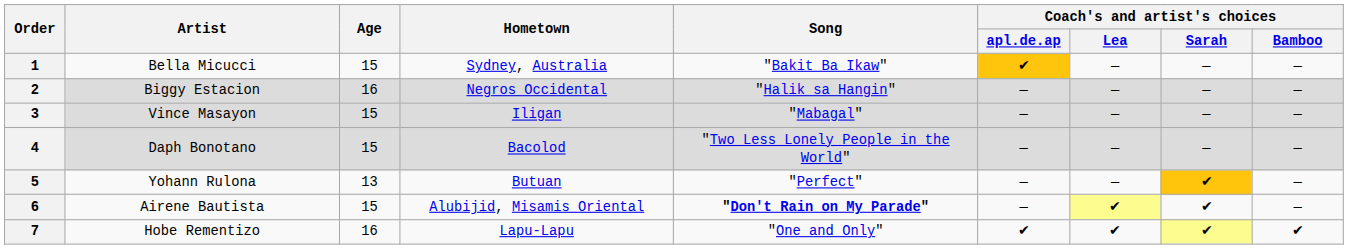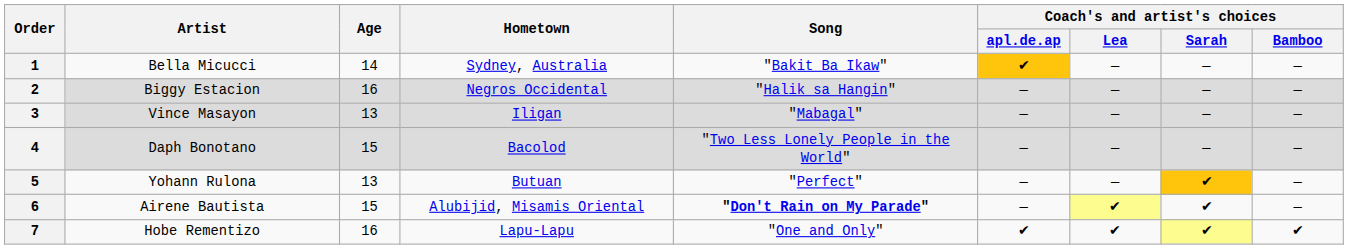(369, 66) 15 -> (369, 66) 14
(369, 115) 15 -> (369, 115) 13
